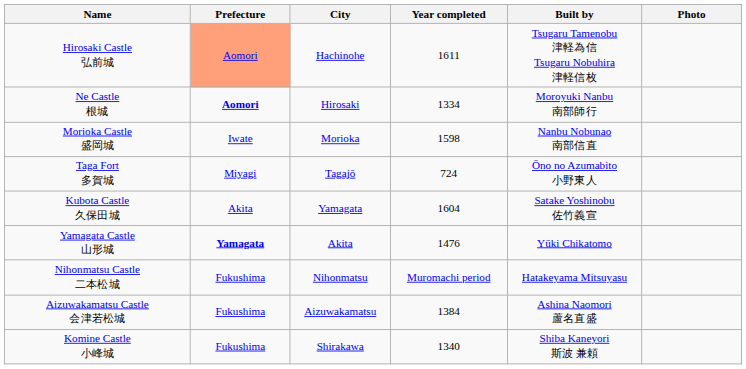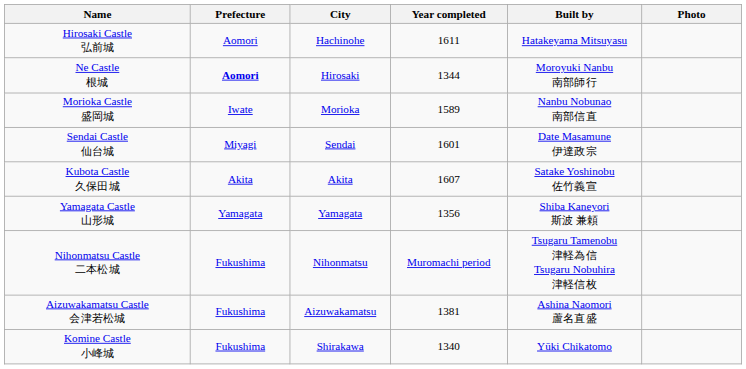(240, 55) lightsalmon background -> (240, 40) no background
(574, 55) Tsugaru Tamenobu 津軽為信 Tsugaru Nobuhira 津軽信枚 -> (574, 40) Hatakeyama Mitsuyasu
(449, 104) 1334 -> (449, 75) 1344
(449, 139) 1598 -> (449, 109) 1589
+ row: (97, 144)
- row: (97, 173)
(340, 208) Yamagata -> (340, 179) Akita
(449, 208) 1604 -> (449, 179) 1607
(240, 242) bold -> (240, 213) normal
(340, 242) Akita -> (340, 213) Yamagata
(449, 242) 1476 -> (449, 213) 1356
(574, 242) Yūki Chikatomo -> (574, 213) Shiba Kaneyori 斯波 兼頼
(574, 277) Hatakeyama Mitsuyasu -> (574, 262) Tsugaru Tamenobu 津軽為信 Tsugaru Nobuhira 津軽信枚
(449, 312) 1384 -> (449, 312) 1381
(574, 346) Shiba Kaneyori 斯波 兼頼 -> (574, 346) Yūki Chikatomo
